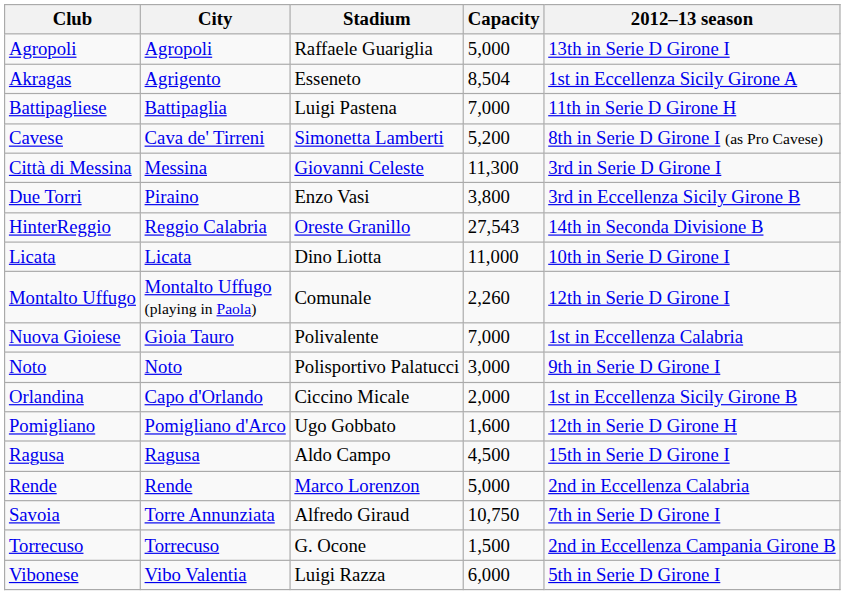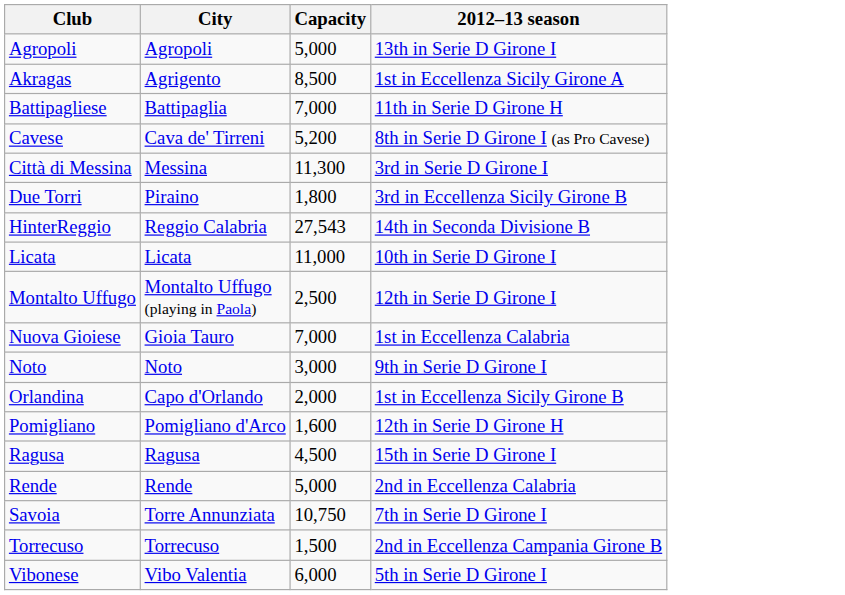- column: (377, 19)
(489, 78) 8,504 -> (315, 78) 8,500
(489, 197) 3,800 -> (315, 197) 1,800
(489, 297) 2,260 -> (315, 297) 2,500
